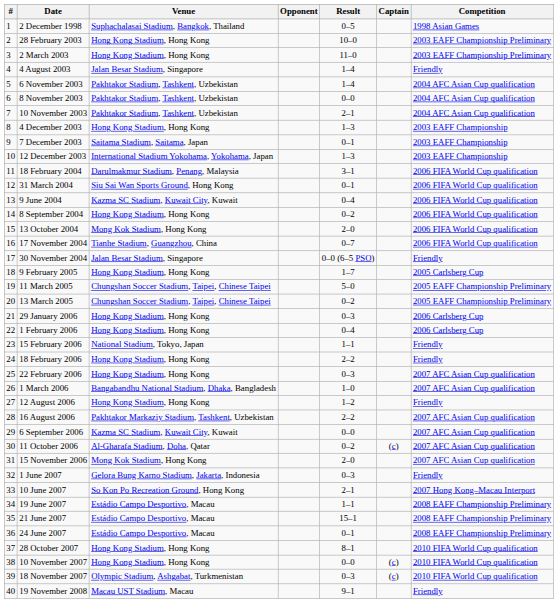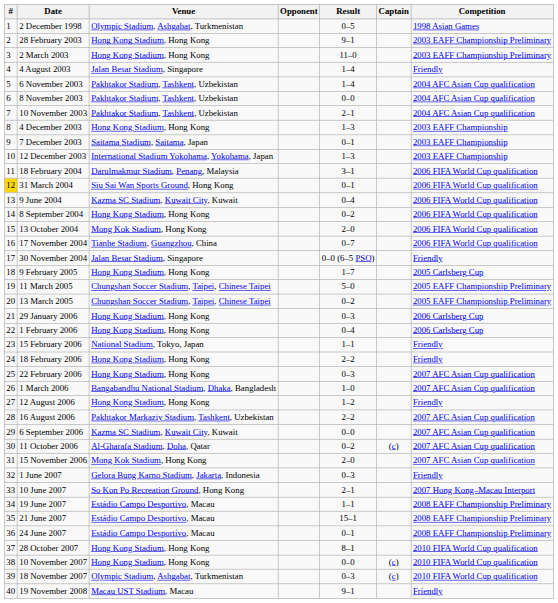(168, 26) Suphachalasai Stadium, Bangkok, Thailand -> (167, 26) Olympic Stadium, Ashgabat, Turkmenistan
(348, 41) 10–0 -> (348, 41) 9–1
(11, 185) no background -> (11, 185) gold background
